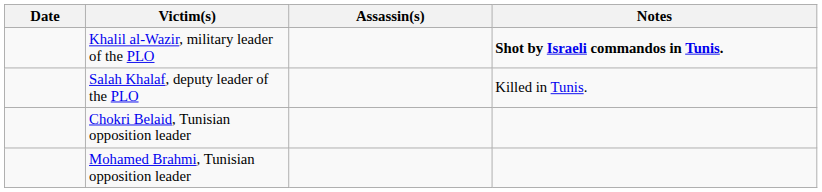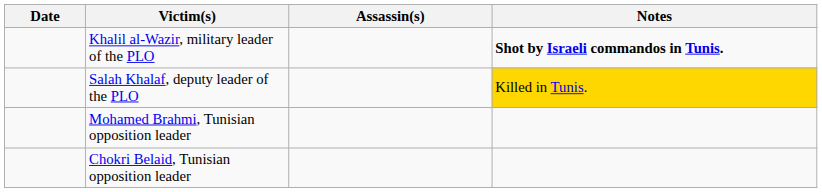(541, 87) no background -> (541, 87) gold background
rows swapped: (160, 127) <-> (172, 167)
